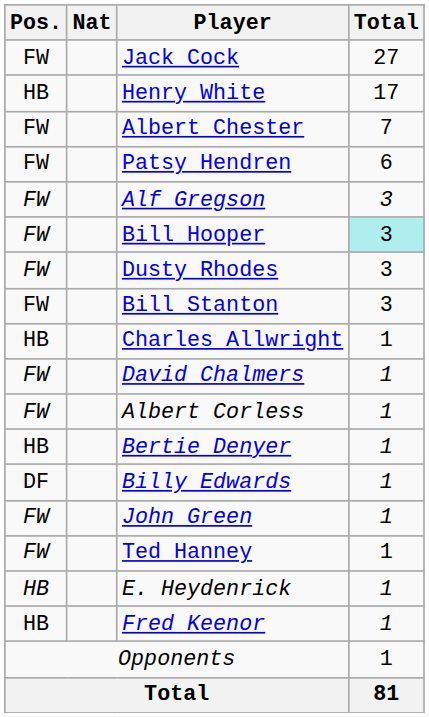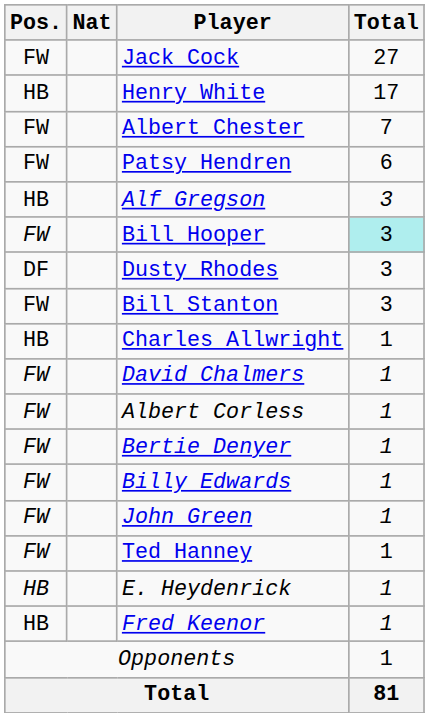(36, 199) FW -> (36, 199) HB
(36, 270) FW -> (36, 270) DF
(36, 447) HB -> (36, 447) FW
(36, 483) DF -> (36, 483) FW
